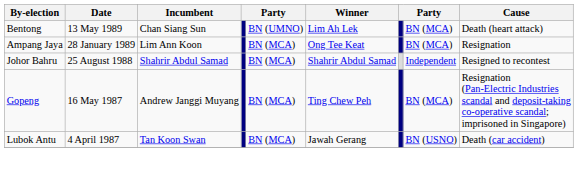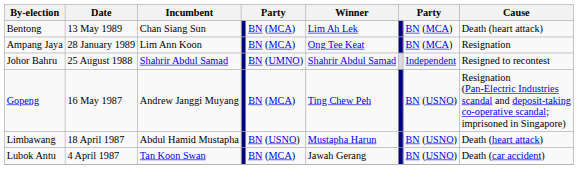(276, 28) BN (UMNO) -> (272, 28) BN (MCA)
(272, 61) BN (MCA) -> (276, 61) BN (UMNO)
(429, 100) BN (MCA) -> (431, 100) BN (USNO)
+ row: (31, 139)
